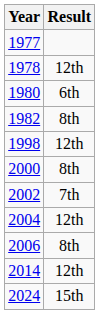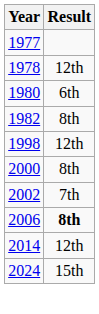- row: (24, 220)
(69, 245) normal -> (69, 220) bold
